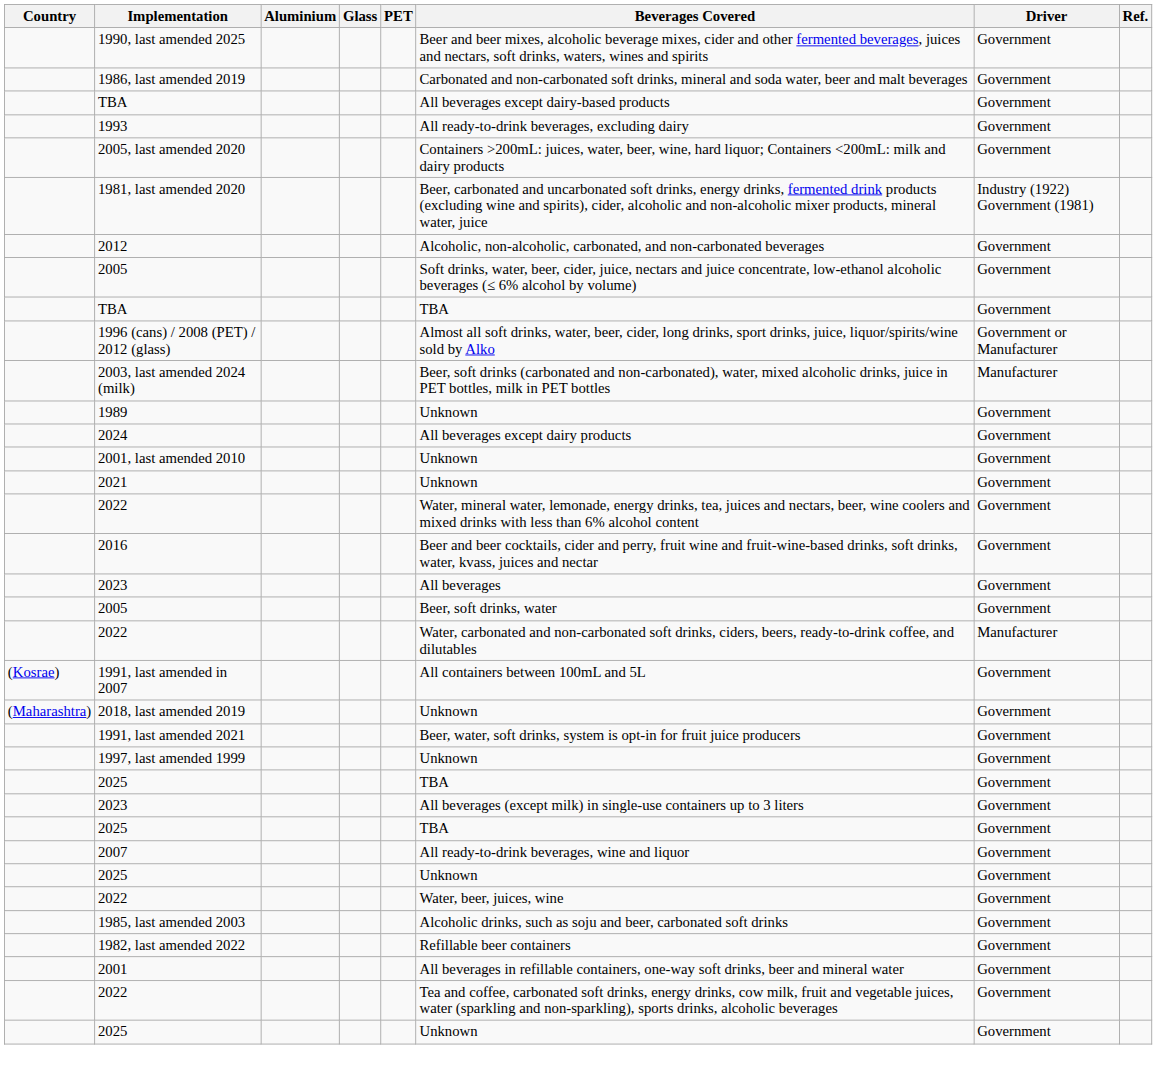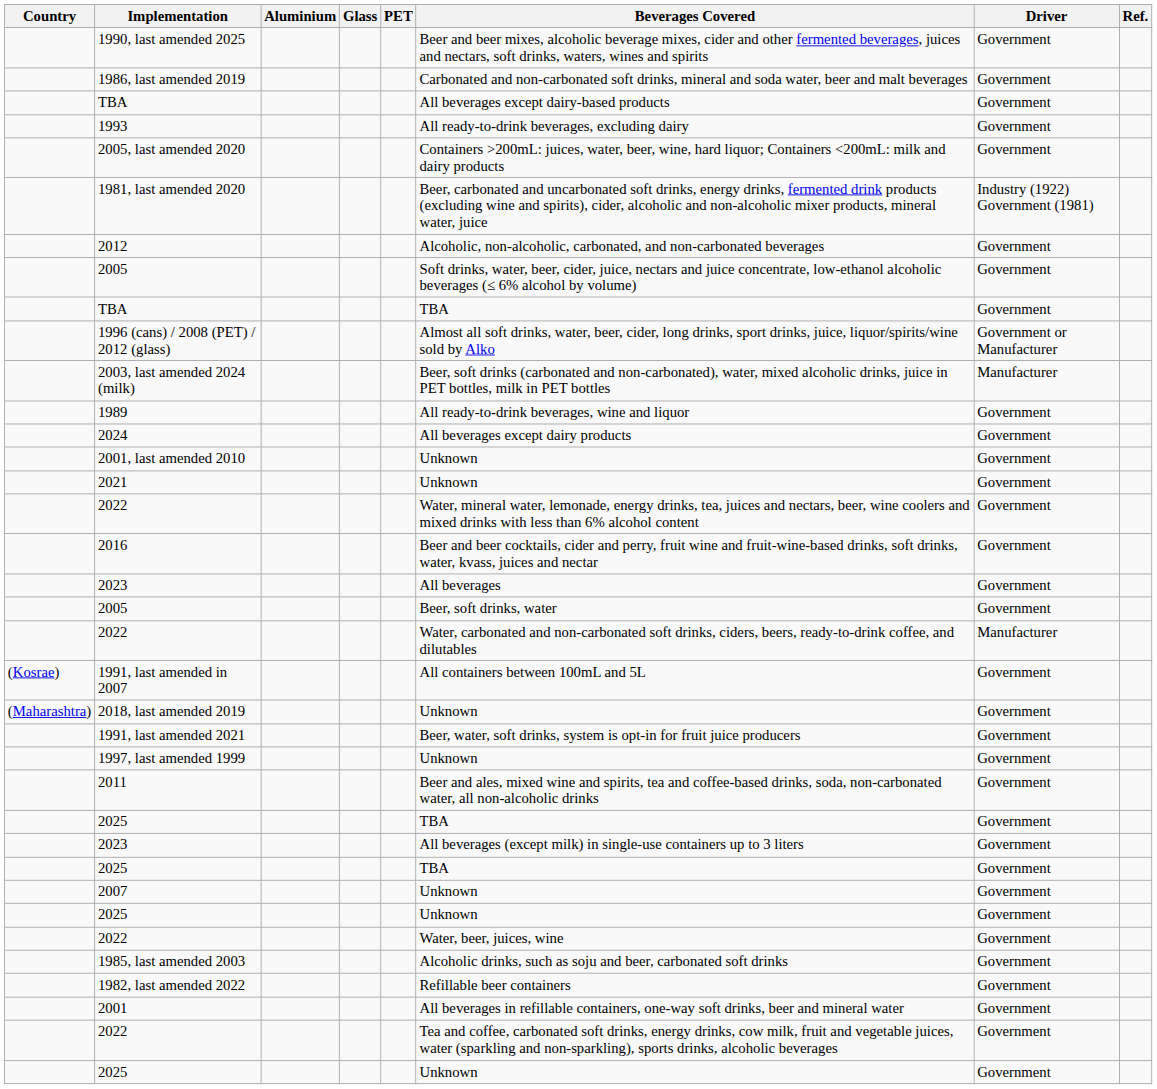(449, 412) Unknown -> (554, 412) All ready-to-drink beverages, wine and liquor
+ row: (50, 790)
(554, 851) All ready-to-drink beverages, wine and liquor -> (449, 891) Unknown
